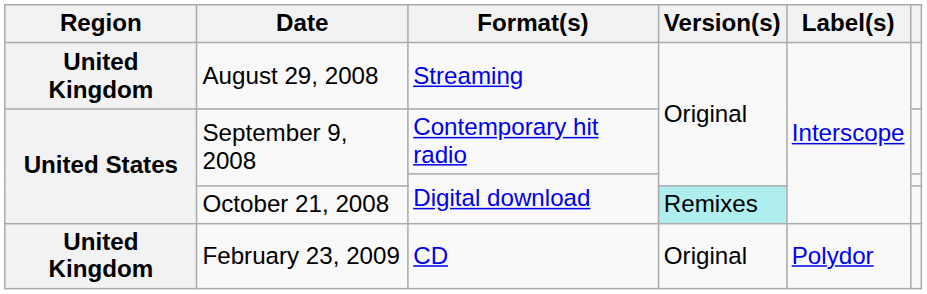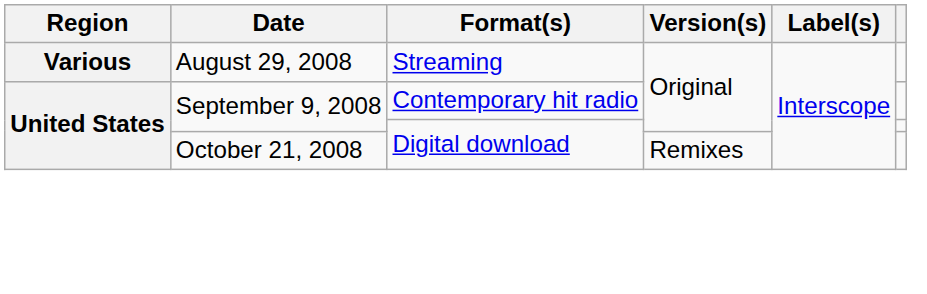(101, 75) United Kingdom -> (88, 61) Various
(711, 204) paleturquoise background -> (696, 149) no background
- row: (301, 256)
